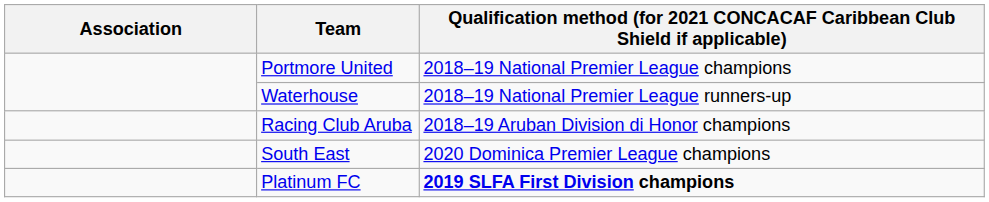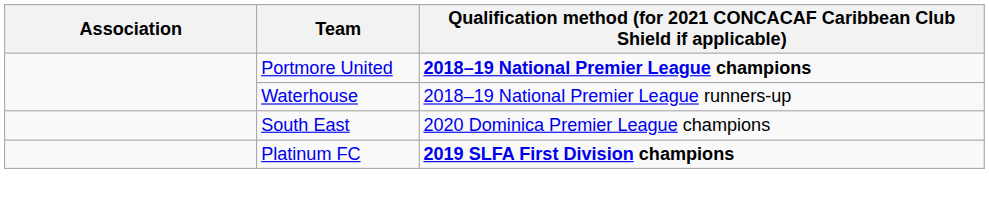(607, 67) normal -> (617, 67) bold
- row: (337, 125)
